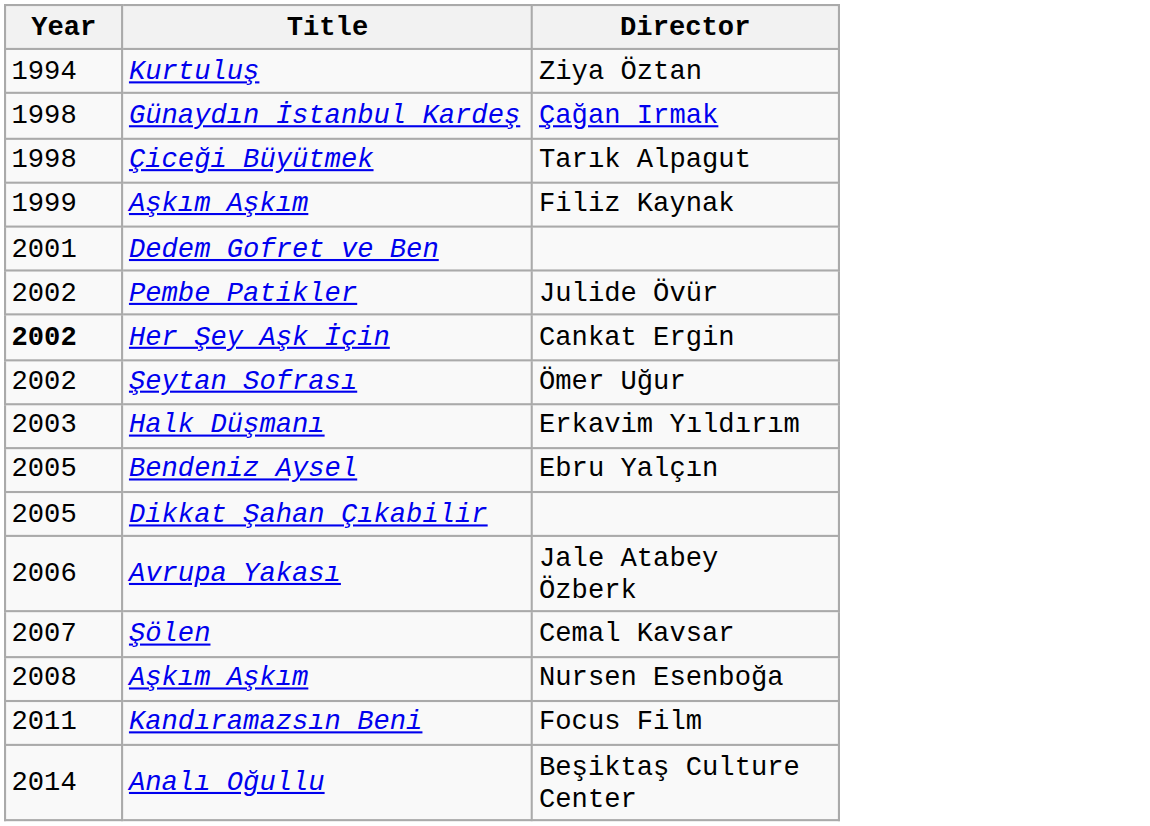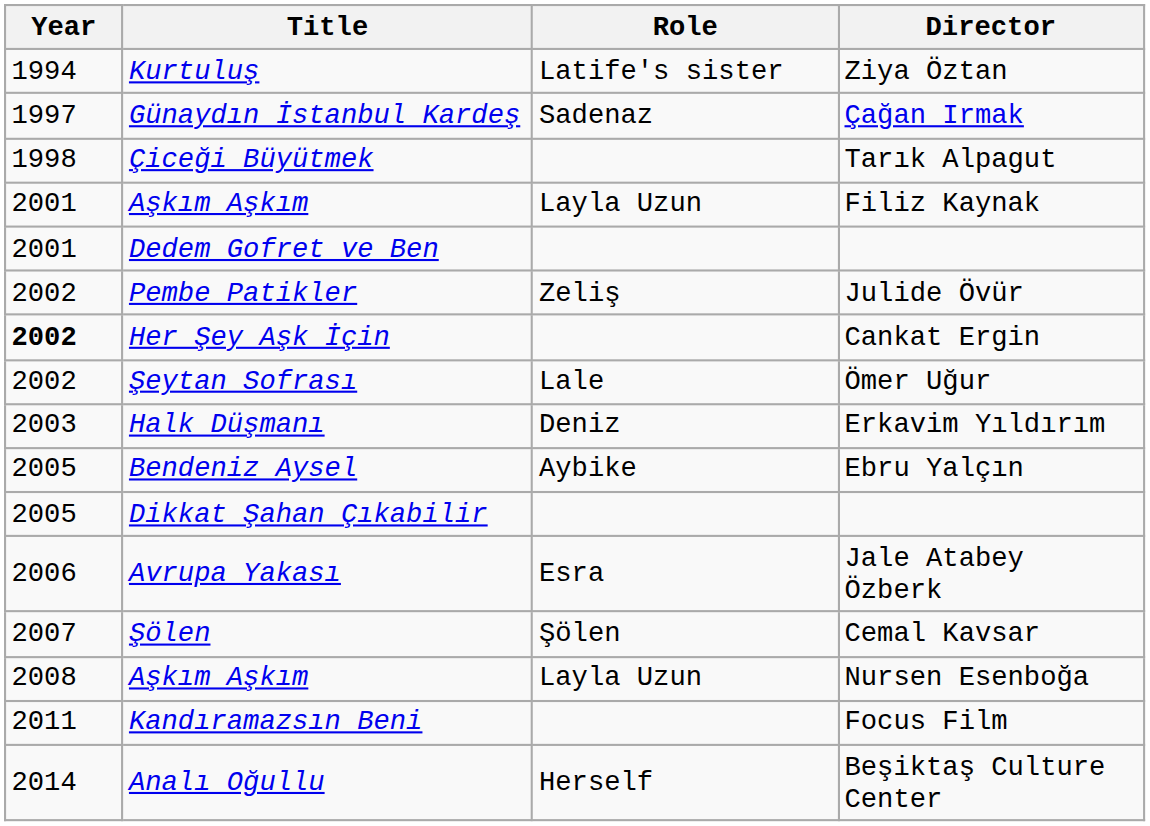+ column: (685, 27)
(44, 116) 1998 -> (44, 116) 1997
(44, 204) 1999 -> (44, 204) 2001
